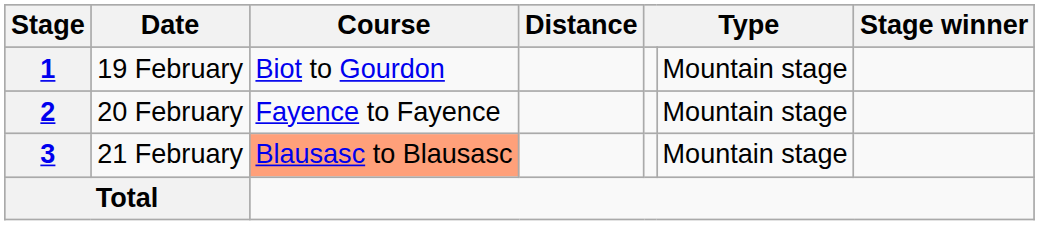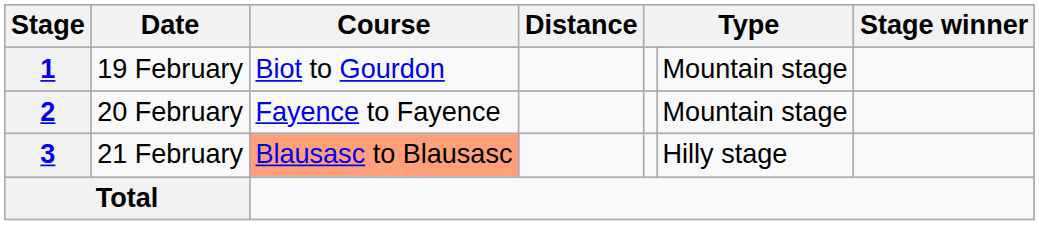(755, 154) Mountain stage -> (725, 154) Hilly stage
